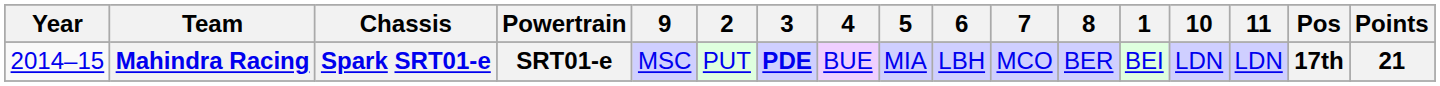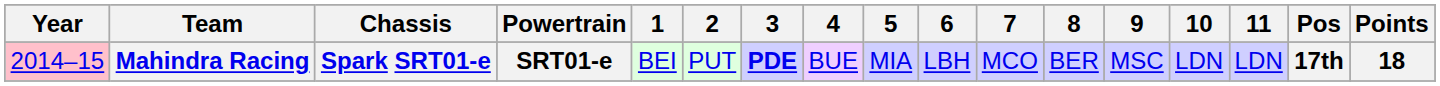columns swapped: (1144, 23) <-> (665, 23)
(57, 61) no background -> (57, 61) pink background
(1392, 61) 21 -> (1392, 61) 18
